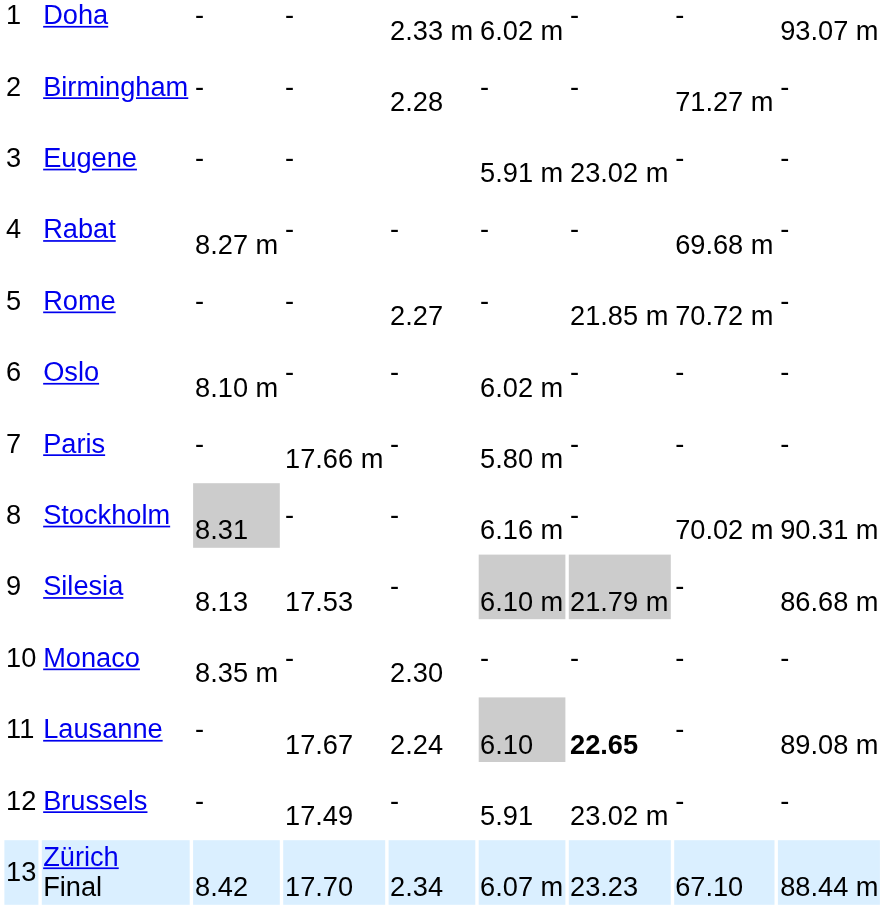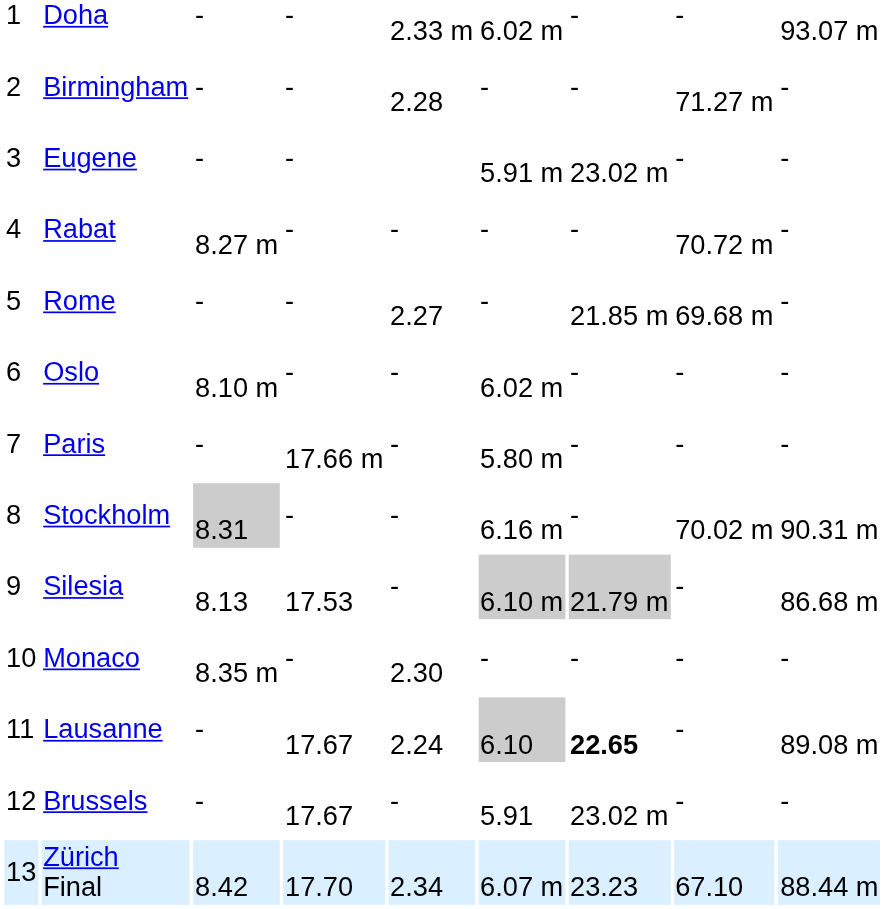(724, 244) 69.68 m -> (724, 244) 70.72 m
(724, 316) 70.72 m -> (724, 316) 69.68 m
(319, 816) 17.49 -> (319, 816) 17.67
